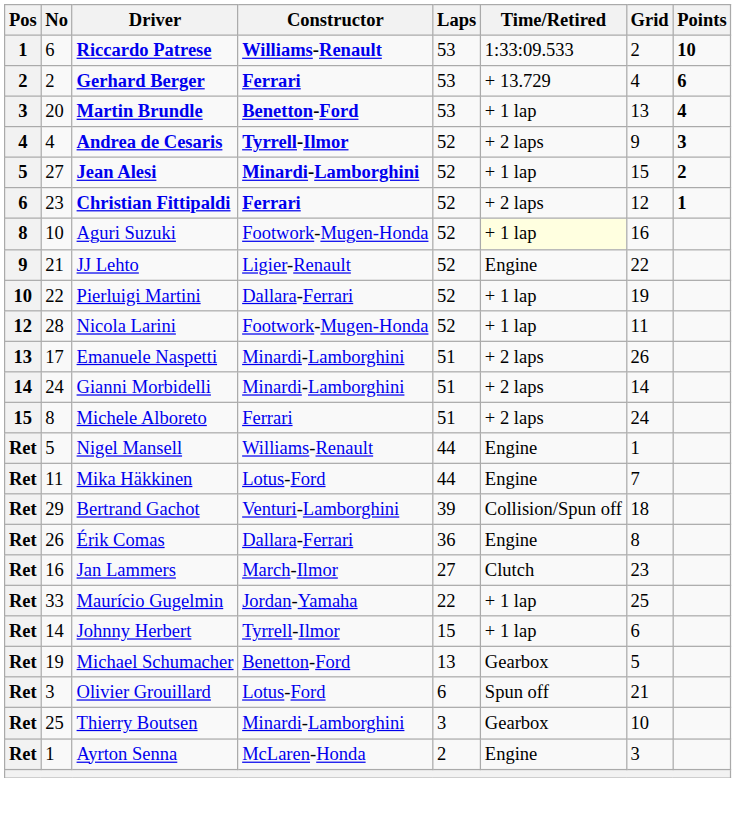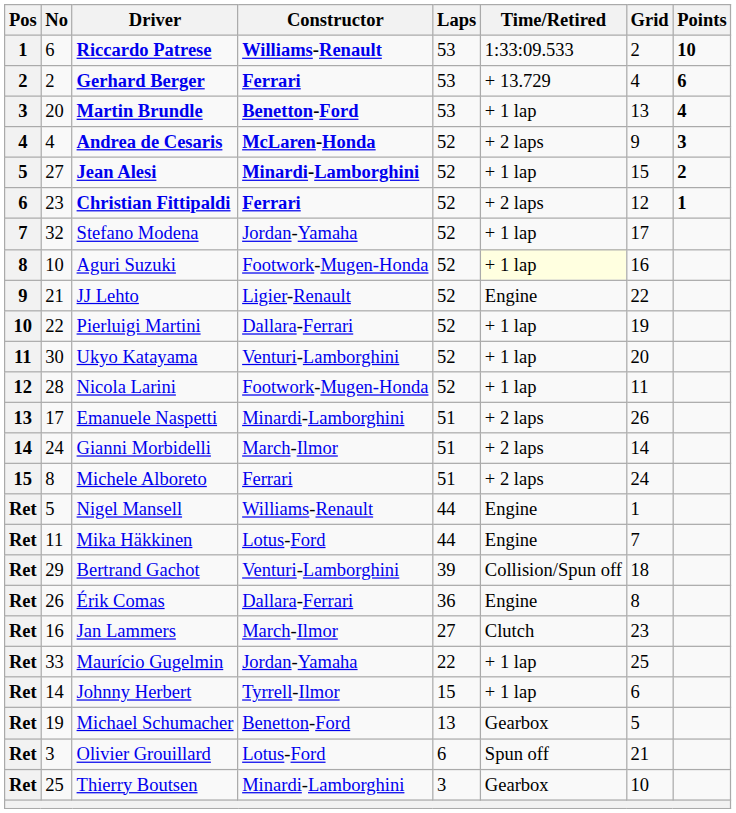(295, 142) Tyrrell-Ilmor -> (309, 142) McLaren-Honda
+ row: (138, 234)
+ row: (137, 356)
(323, 386) Minardi-Lamborghini -> (290, 448) March-Ilmor
- row: (127, 753)
